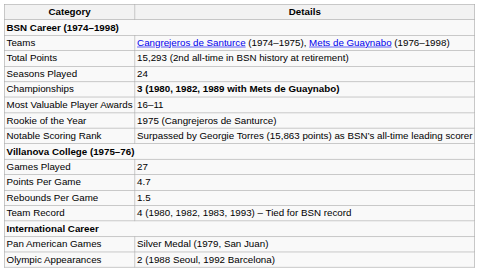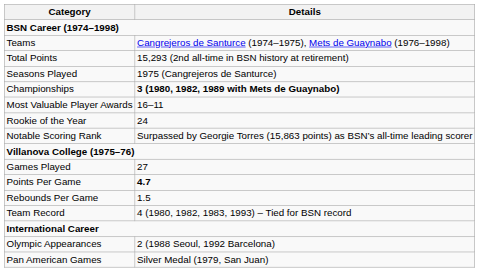(143, 74) 24 -> (207, 74) 1975 (Cangrejeros de Santurce)
(207, 120) 1975 (Cangrejeros de Santurce) -> (143, 120) 24
(144, 182) normal -> (144, 182) bold
rows swapped: (54, 259) <-> (54, 244)
